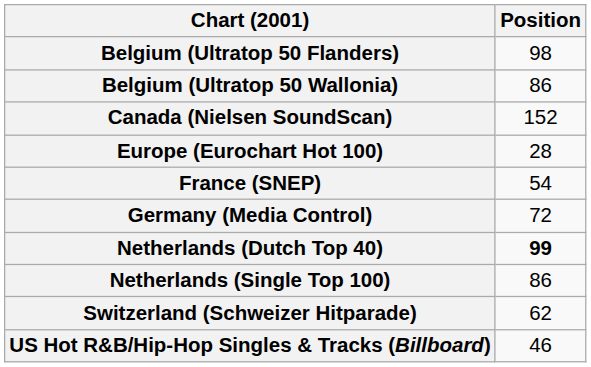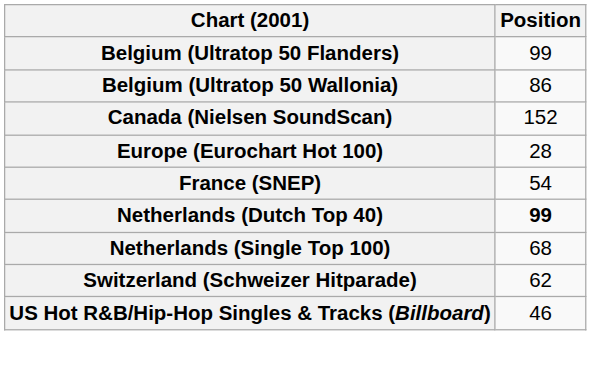(541, 53) 98 -> (541, 53) 99
- row: (250, 215)
(541, 280) 86 -> (541, 248) 68
